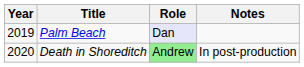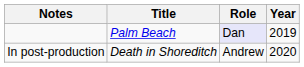columns swapped: (21, 14) <-> (248, 14)
(173, 52) lightgreen background -> (243, 52) no background
